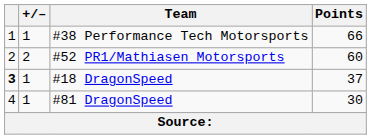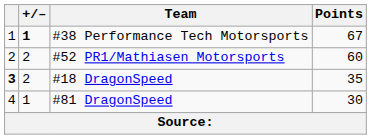(26, 37) normal -> (26, 37) bold
(355, 37) 66 -> (355, 37) 67
(26, 80) 1 -> (26, 80) 2
(355, 80) 37 -> (355, 80) 35
